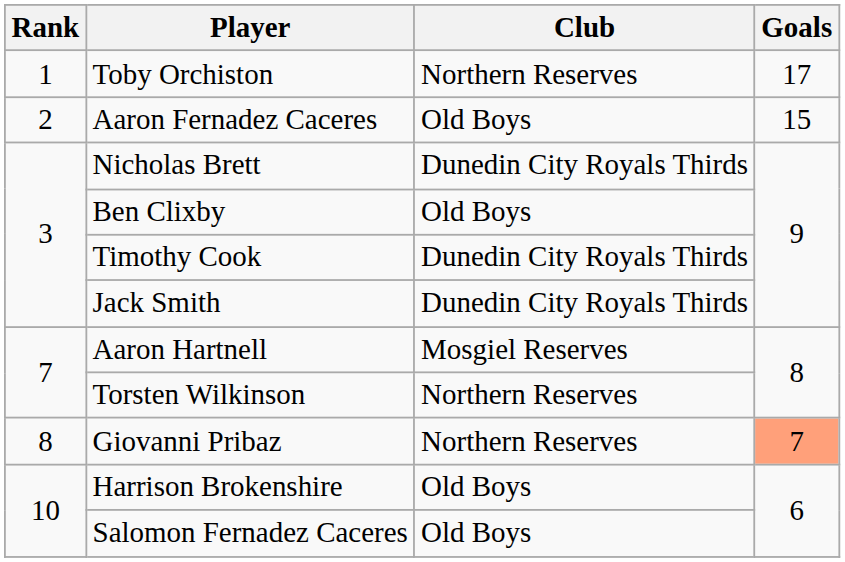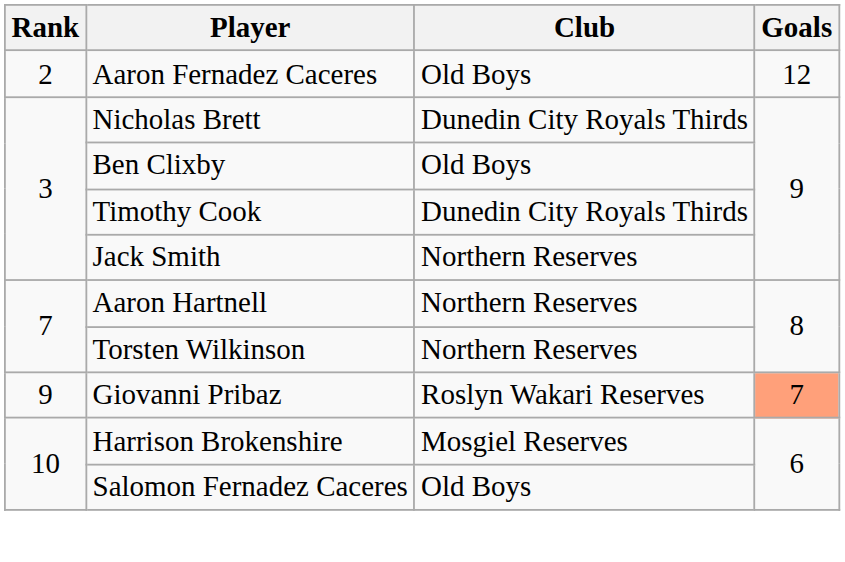- row: (183, 73)
(797, 119) 15 -> (797, 73) 12
(585, 303) Dunedin City Royals Thirds -> (529, 257) Northern Reserves
(524, 348) Mosgiel Reserves -> (529, 303) Northern Reserves
(45, 440) 8 -> (45, 394) 9
(529, 440) Northern Reserves -> (563, 394) Roslyn Wakari Reserves
(476, 486) Old Boys -> (524, 440) Mosgiel Reserves
